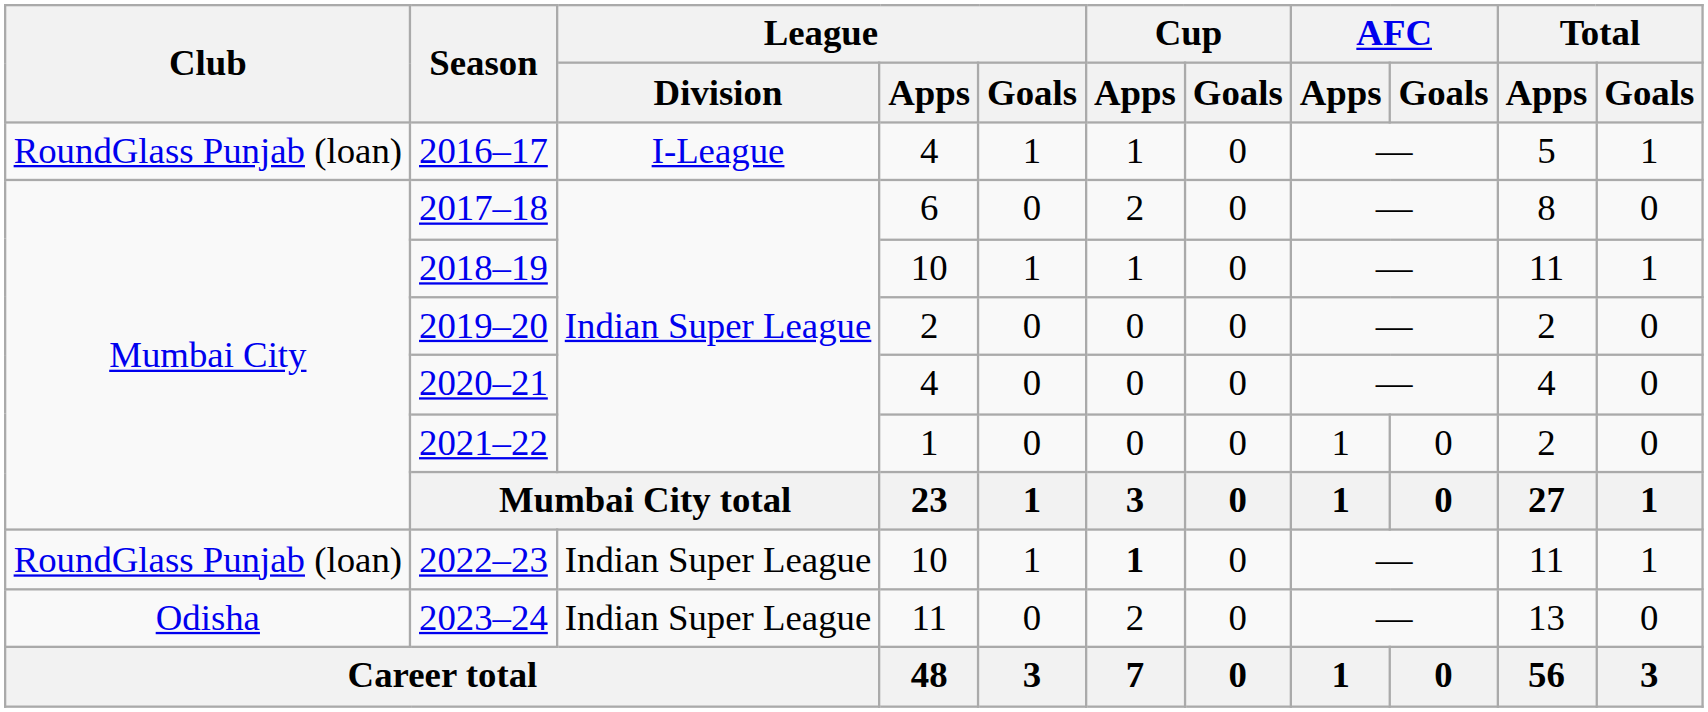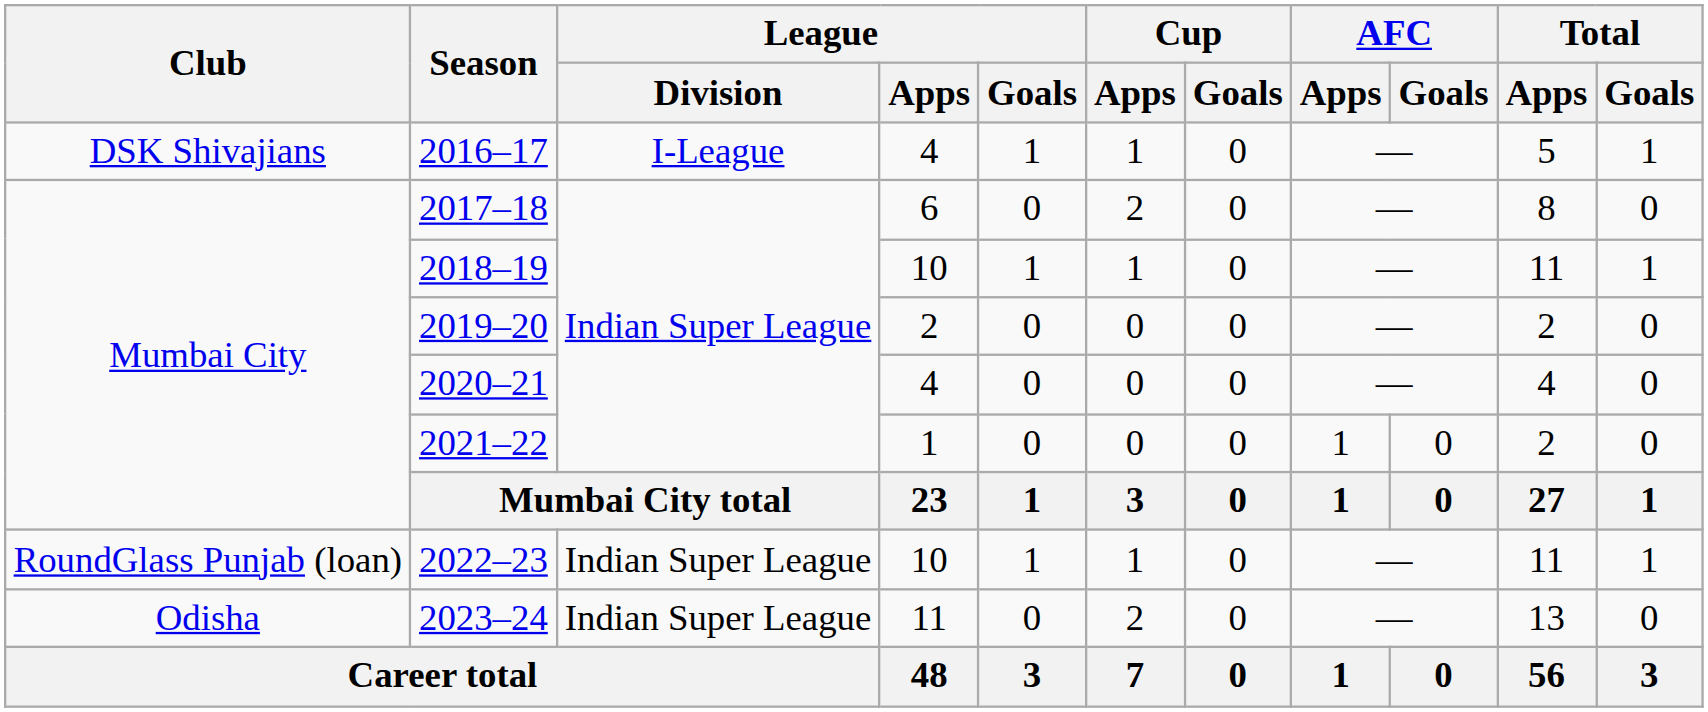(208, 150) RoundGlass Punjab (loan) -> (208, 150) DSK Shivajians
(1135, 558) bold -> (1135, 558) normal
